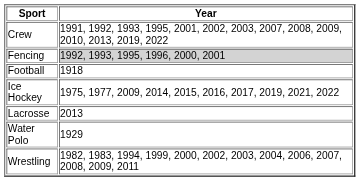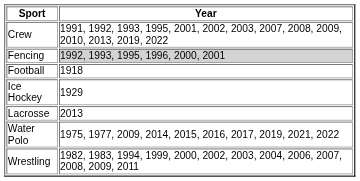(200, 92) 1975, 1977, 2009, 2014, 2015, 2016, 2017, 2019, 2021, 2022 -> (71, 92) 1929
(71, 134) 1929 -> (200, 134) 1975, 1977, 2009, 2014, 2015, 2016, 2017, 2019, 2021, 2022
